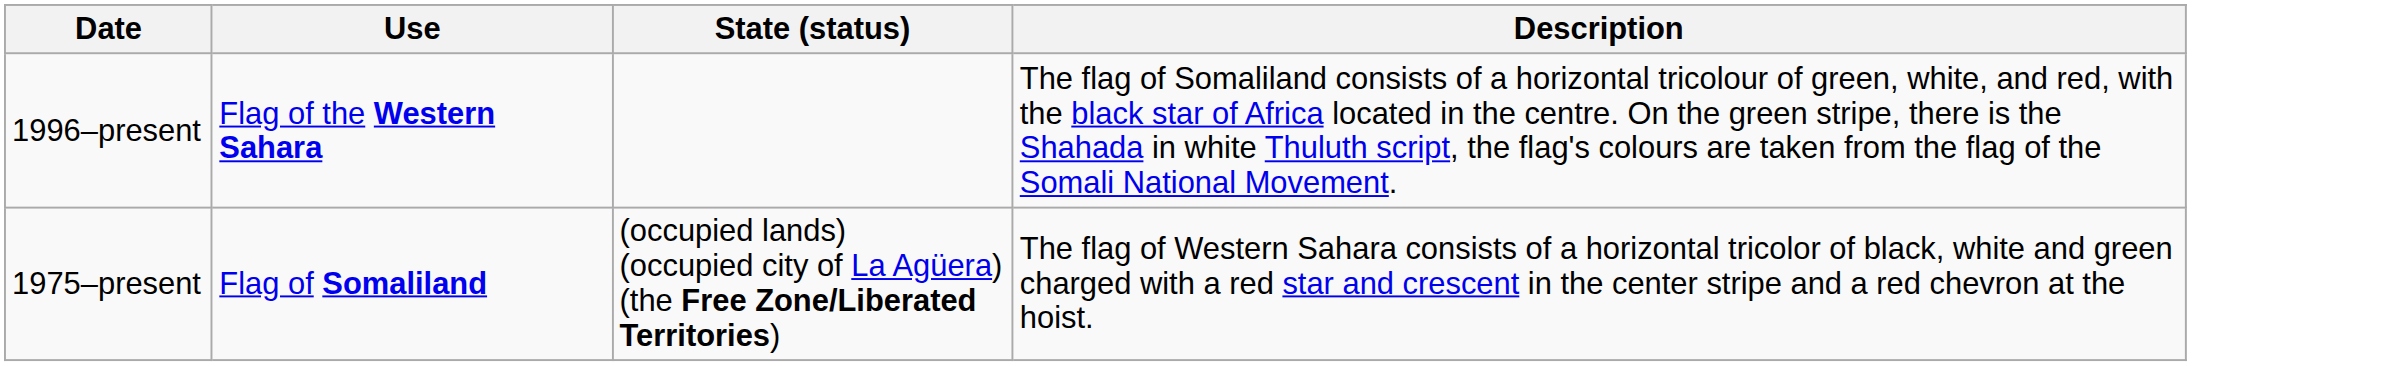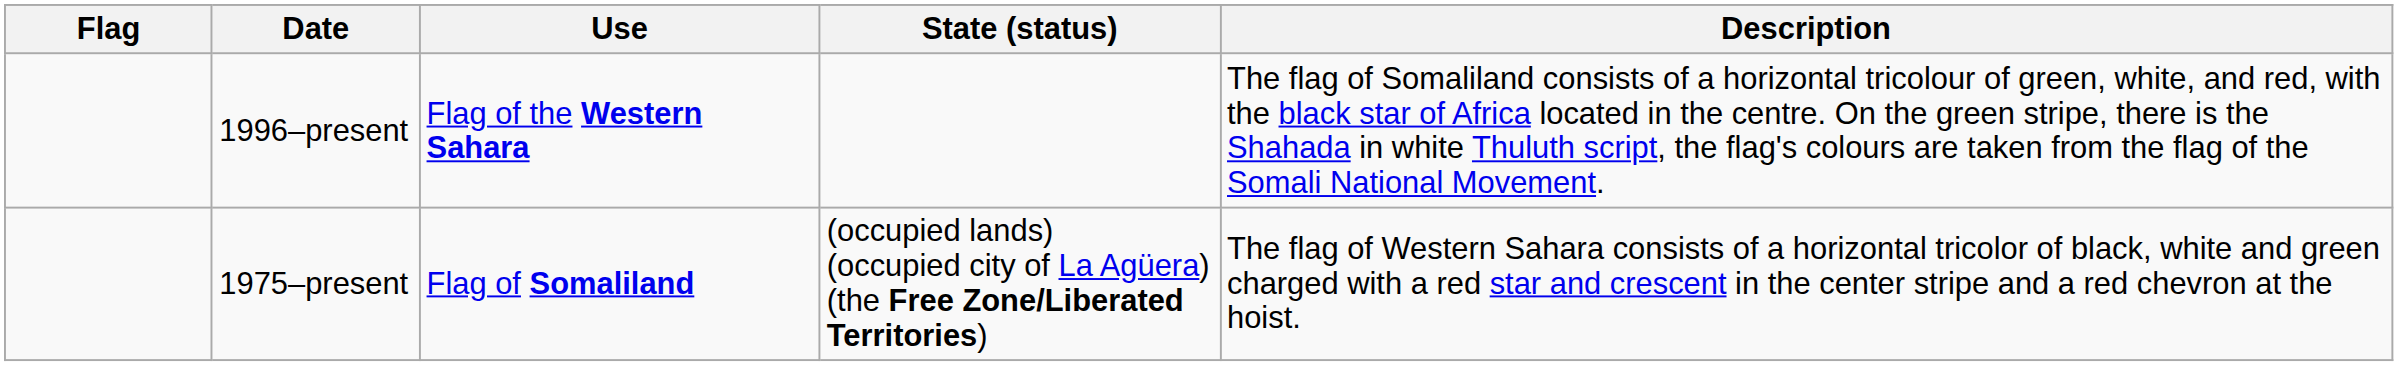+ column: (109, 28)
